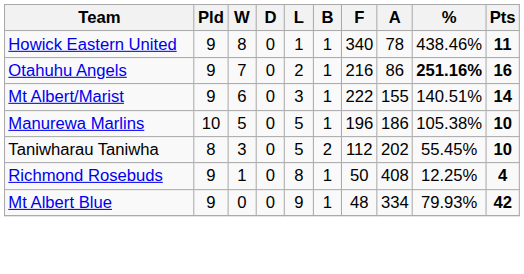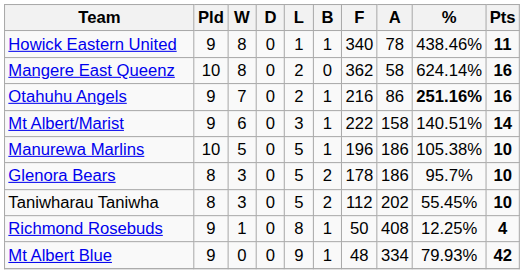+ row: (92, 70)
(395, 96) 155 -> (395, 123) 158
+ row: (62, 176)
